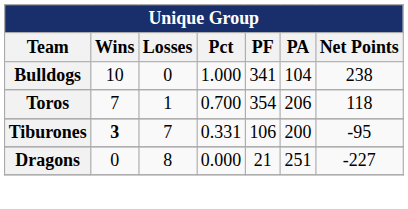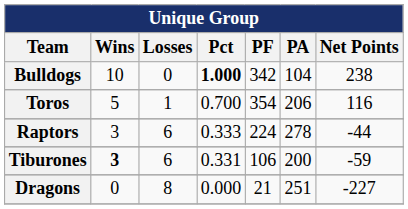(221, 75) normal -> (221, 75) bold
(263, 75) 341 -> (263, 75) 342
(115, 103) 7 -> (115, 103) 5
(359, 103) 118 -> (359, 103) 116
+ row: (48, 132)
(168, 132) 7 -> (168, 160) 6
(359, 132) -95 -> (359, 160) -59
